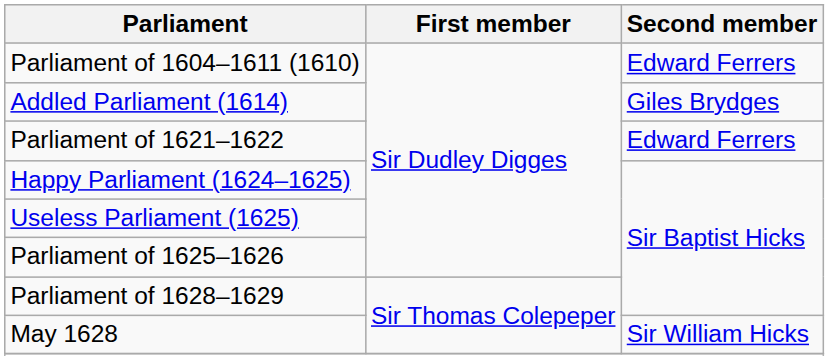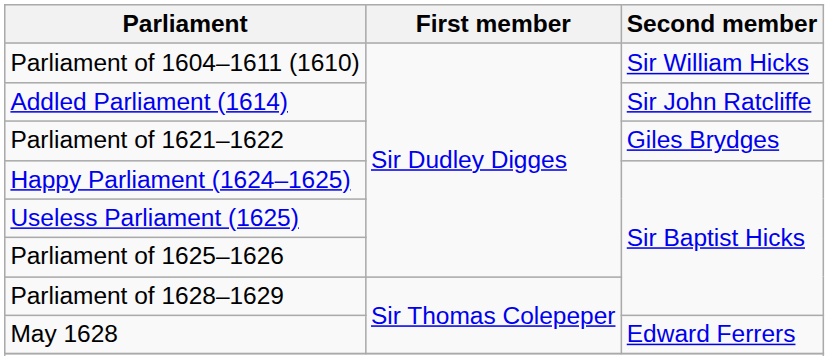(711, 62) Edward Ferrers -> (718, 62) Sir William Hicks
(703, 101) Giles Brydges -> (719, 101) Sir John Ratcliffe
(711, 140) Edward Ferrers -> (703, 140) Giles Brydges
(718, 334) Sir William Hicks -> (711, 334) Edward Ferrers
